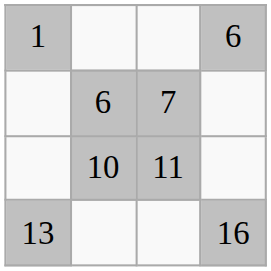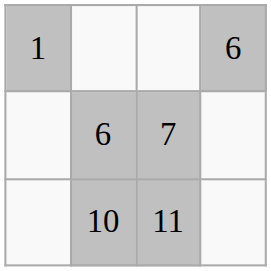- row: (38, 232)
